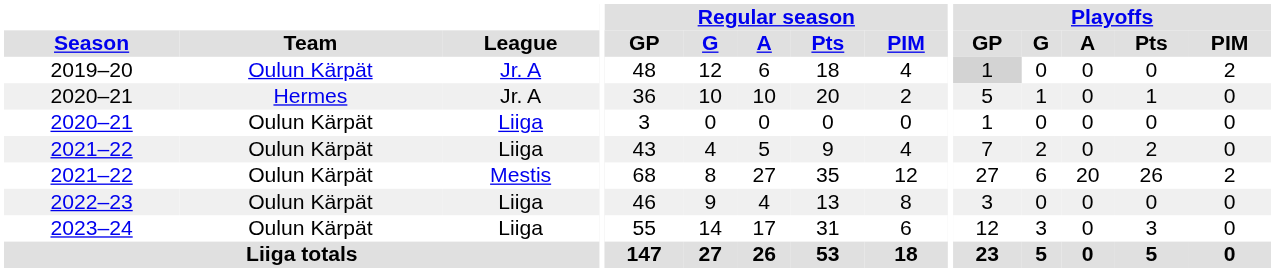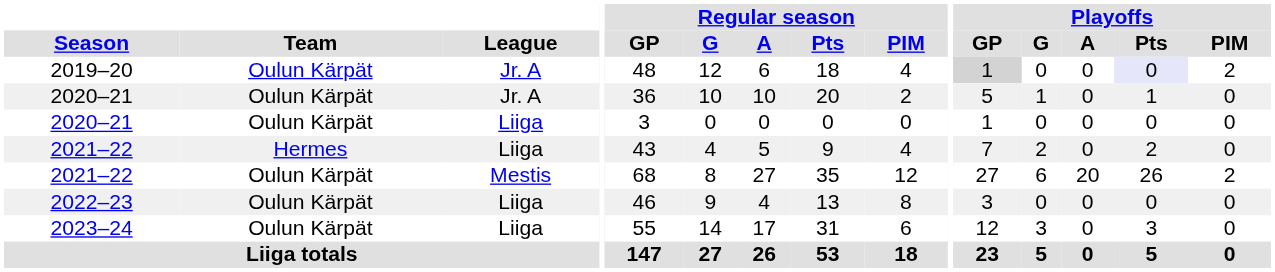(1151, 69) no background -> (1151, 69) lavender background
(310, 96) Hermes -> (310, 96) Oulun Kärpät
(310, 149) Oulun Kärpät -> (310, 149) Hermes
